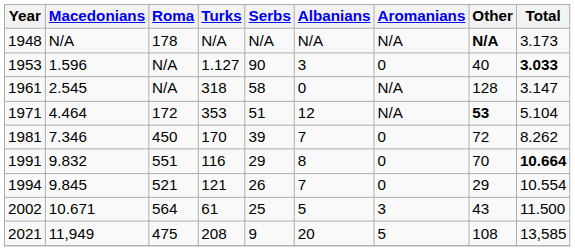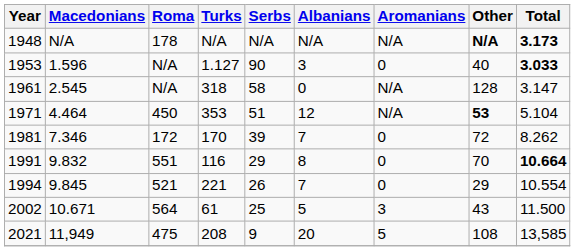(539, 40) normal -> (539, 40) bold
(165, 112) 172 -> (165, 112) 450
(165, 137) 450 -> (165, 137) 172
(214, 185) 121 -> (214, 185) 221
